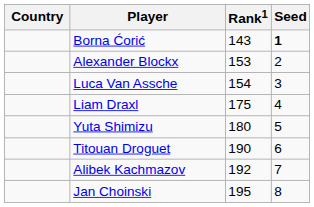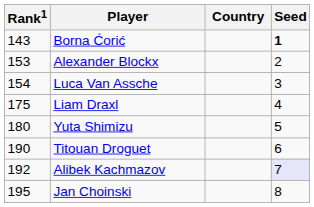columns swapped: (37, 17) <-> (248, 17)
(278, 169) no background -> (278, 169) lavender background
